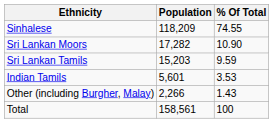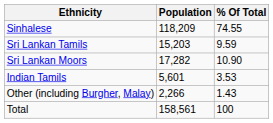rows swapped: (47, 45) <-> (47, 61)
